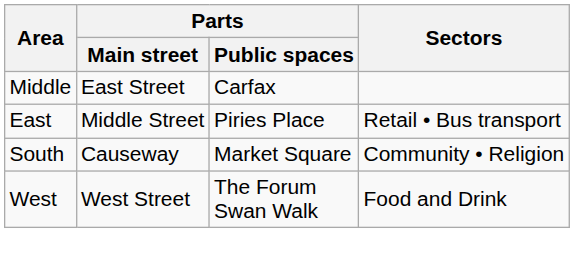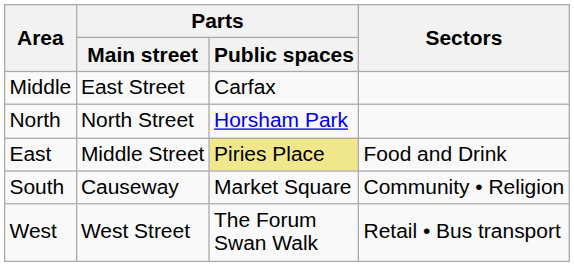+ row: (35, 120)
(269, 120) no background -> (269, 154) khaki background
(462, 120) Retail • Bus transport -> (435, 154) Food and Drink
(435, 199) Food and Drink -> (462, 232) Retail • Bus transport
